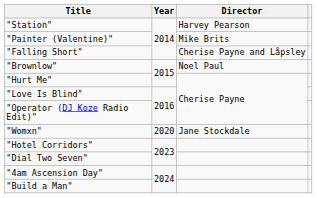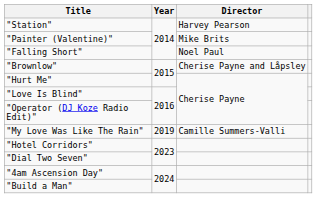(242, 53) Cherise Payne and Låpsley -> (201, 53) Noel Paul
(201, 66) Noel Paul -> (242, 66) Cherise Payne and Låpsley
+ row: (75, 131)
- row: (24, 131)
